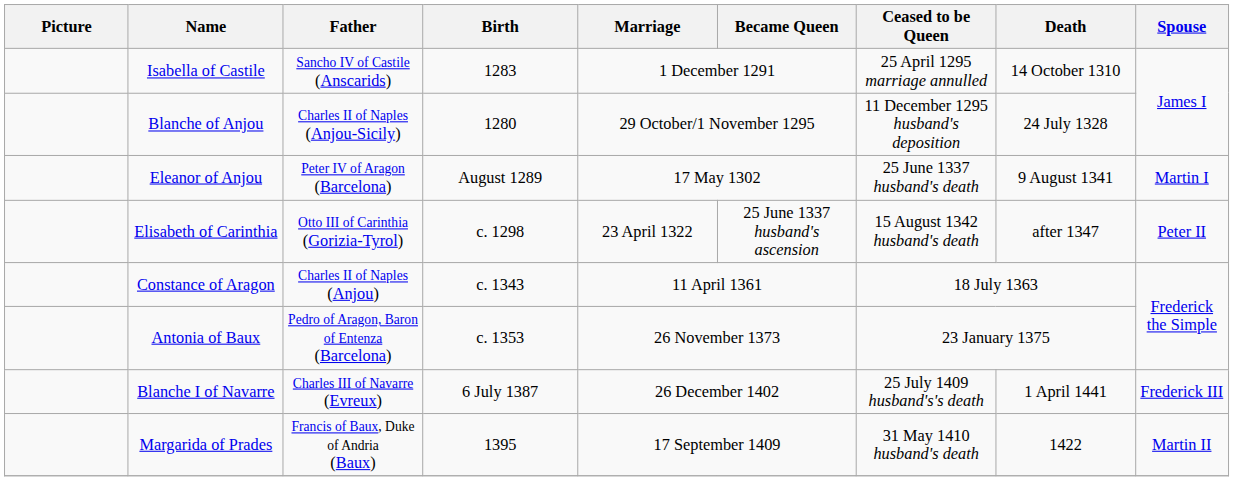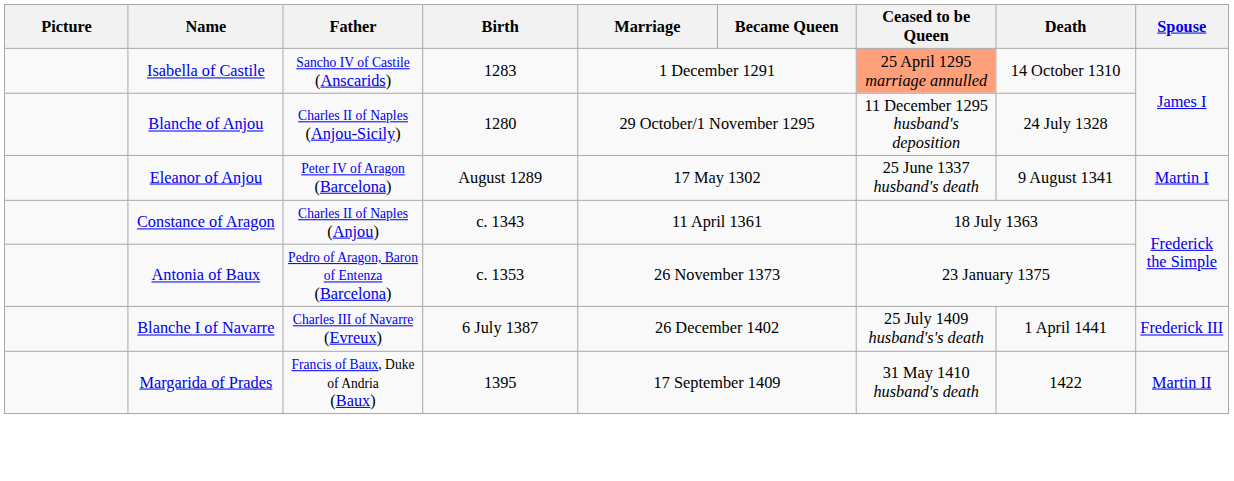(926, 70) no background -> (926, 70) lightsalmon background
- row: (206, 231)
